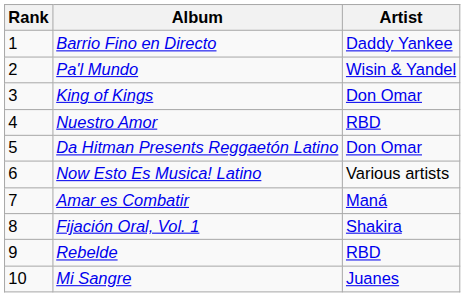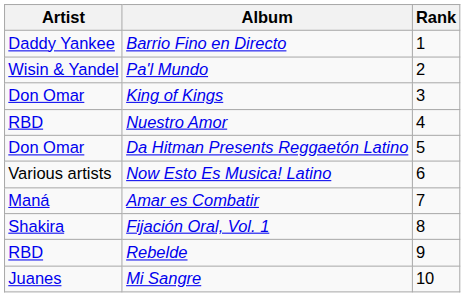columns swapped: (28, 17) <-> (401, 17)
